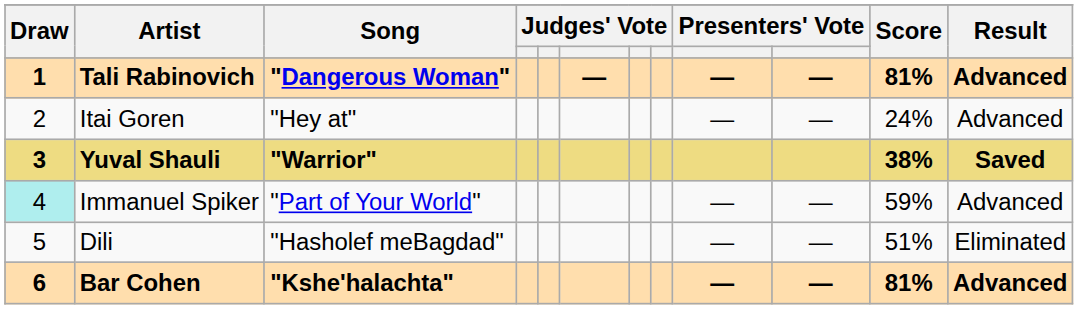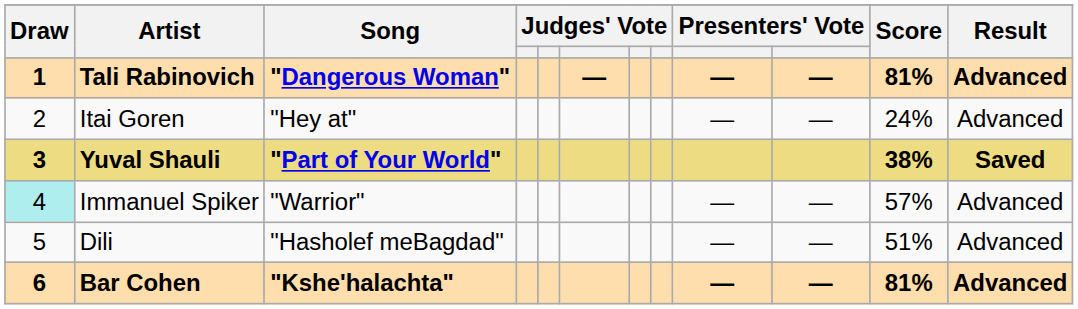(324, 160) "Warrior" -> (386, 160) "Part of Your World"
(375, 201) "Part of Your World" -> (317, 201) "Warrior"
(909, 201) 59% -> (909, 201) 57%
(1010, 242) Eliminated -> (1010, 242) Advanced
